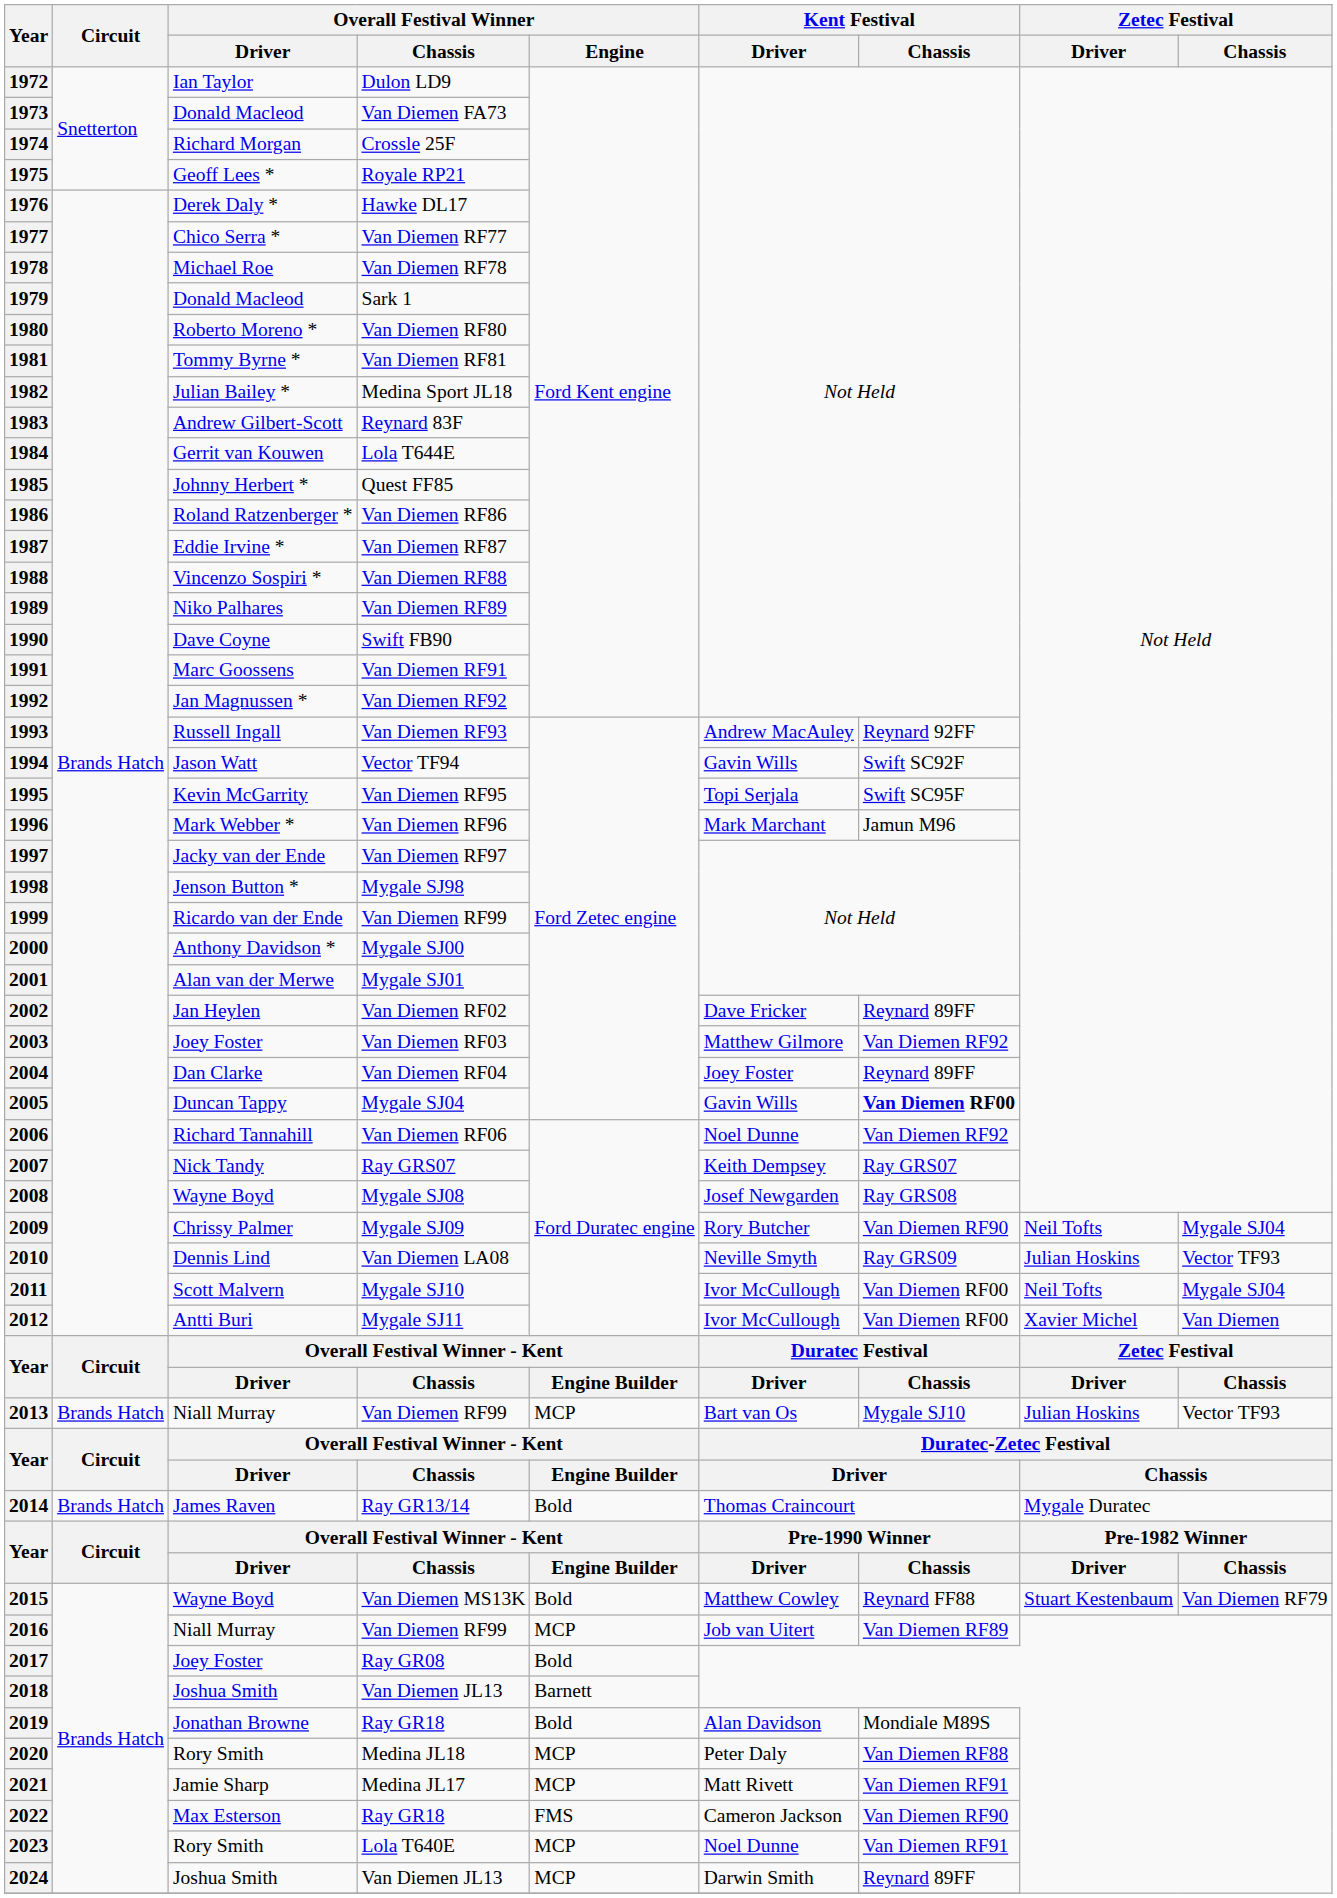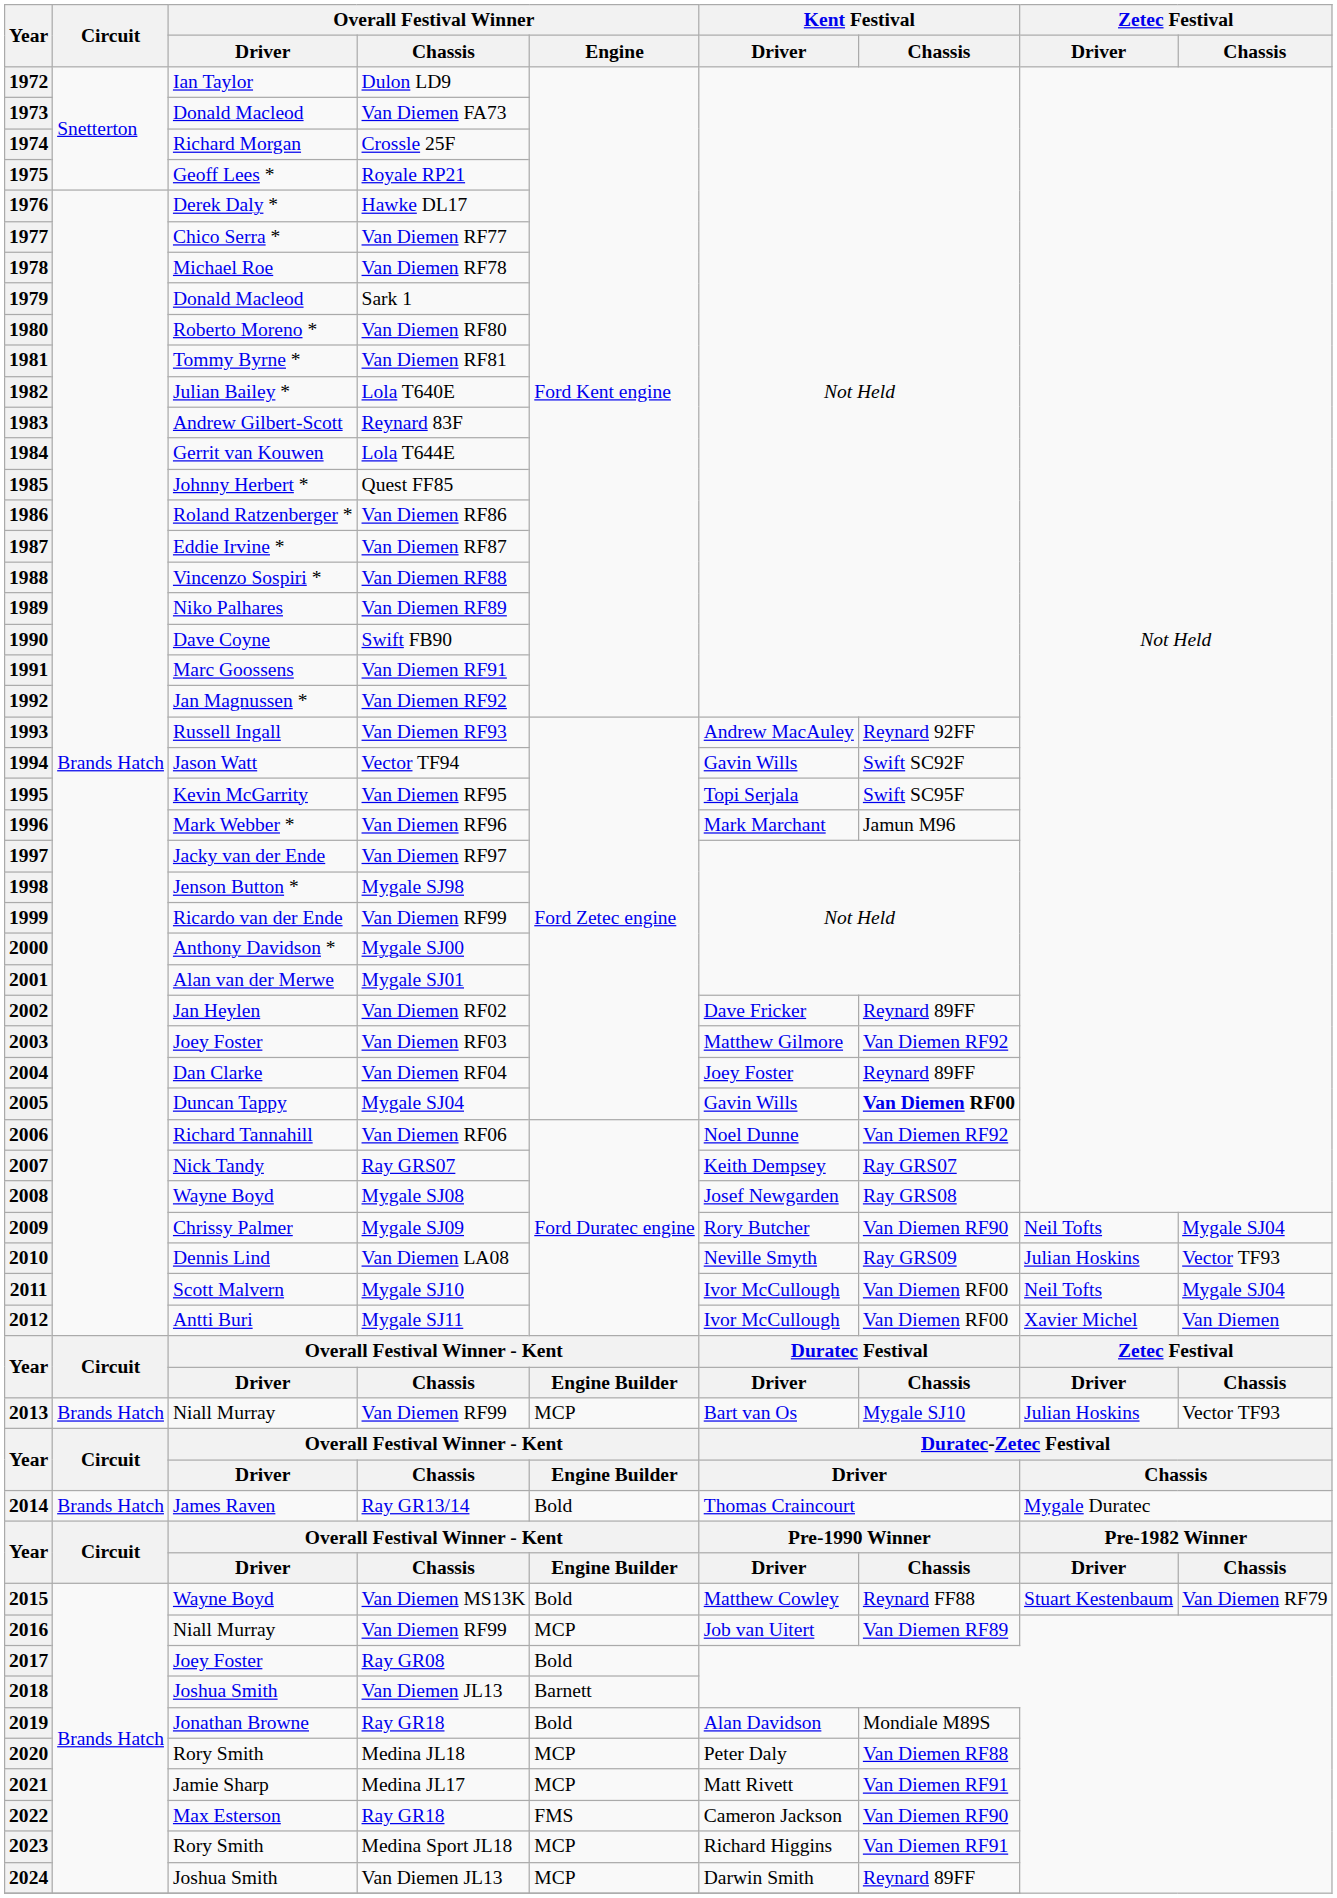(437, 391) Medina Sport JL18 -> (408, 391) Lola T640E
(408, 1846) Lola T640E -> (437, 1846) Medina Sport JL18
(751, 1846) Noel Dunne -> (768, 1846) Richard Higgins
